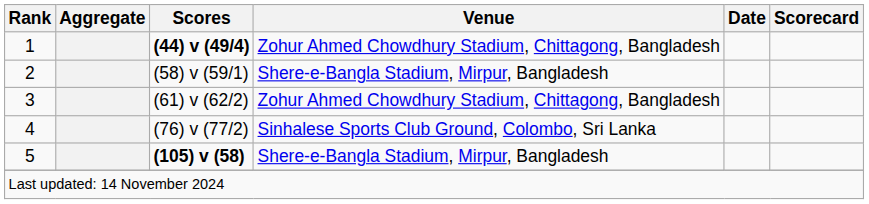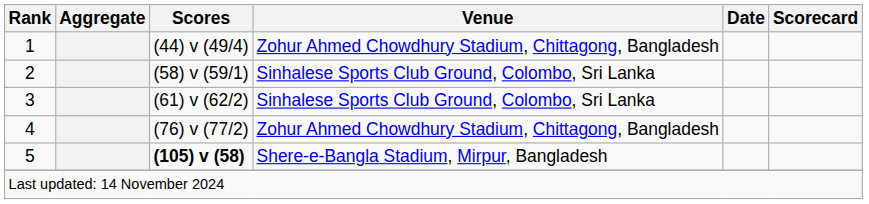(202, 45) bold -> (201, 45) normal
(433, 73) Shere-e-Bangla Stadium, Mirpur, Bangladesh -> (456, 73) Sinhalese Sports Club Ground, Colombo, Sri Lanka
(489, 101) Zohur Ahmed Chowdhury Stadium, Chittagong, Bangladesh -> (456, 101) Sinhalese Sports Club Ground, Colombo, Sri Lanka
(457, 128) Sinhalese Sports Club Ground, Colombo, Sri Lanka -> (488, 128) Zohur Ahmed Chowdhury Stadium, Chittagong, Bangladesh
